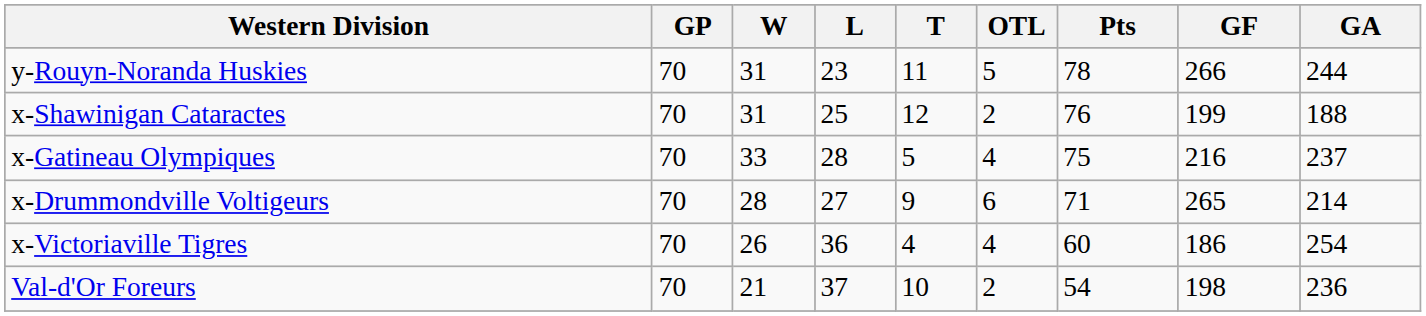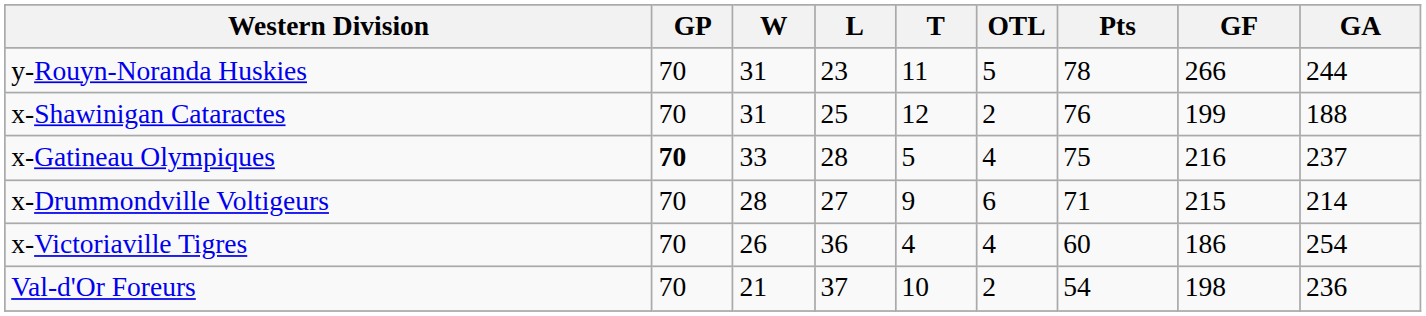(672, 157) normal -> (672, 157) bold
(1205, 200) 265 -> (1205, 200) 215
